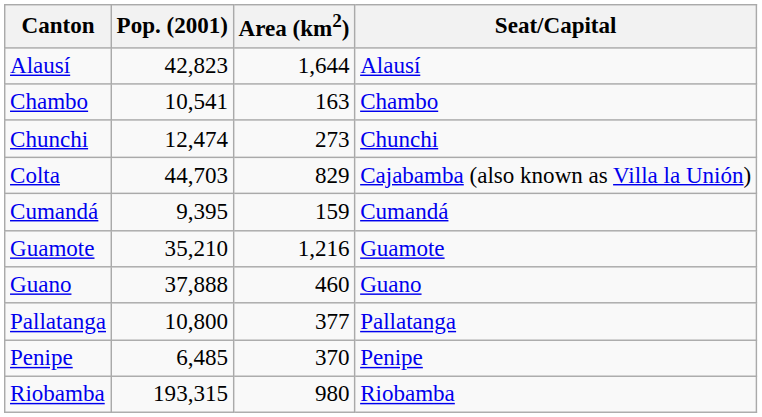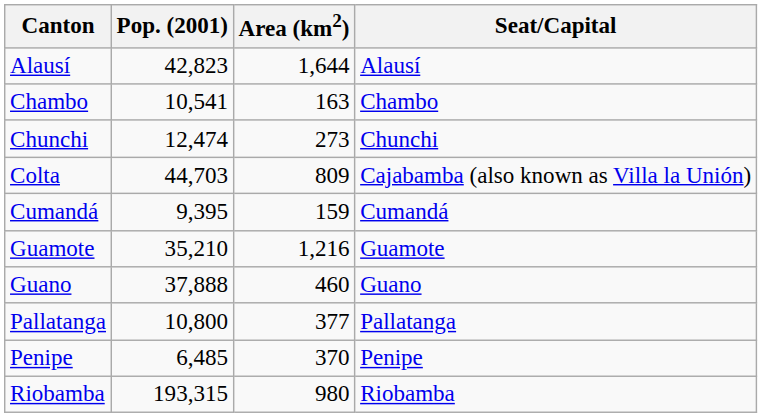(332, 175) 829 -> (332, 175) 809
